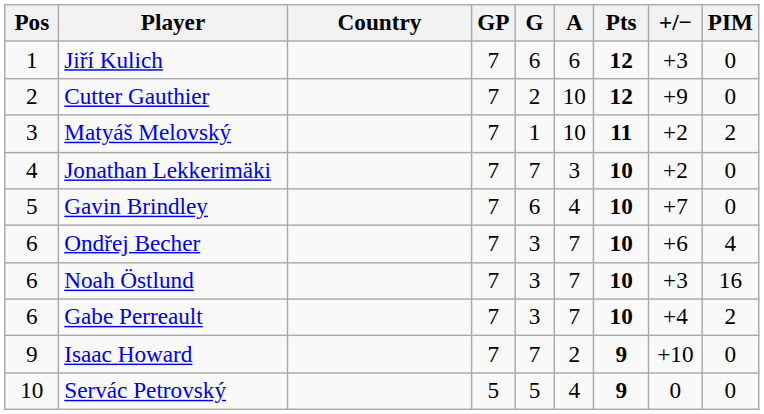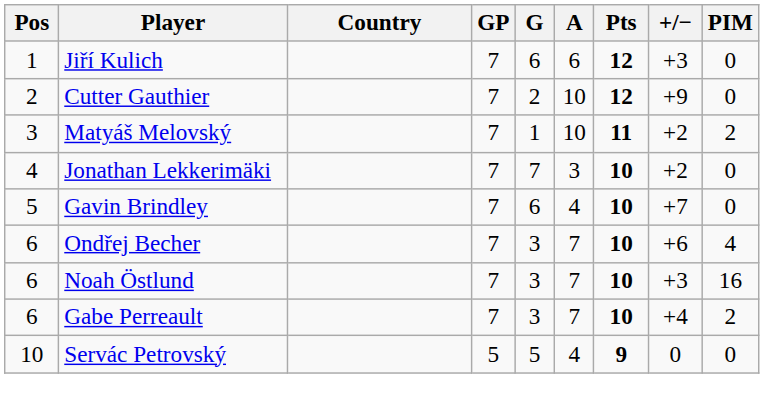- row: (128, 354)
